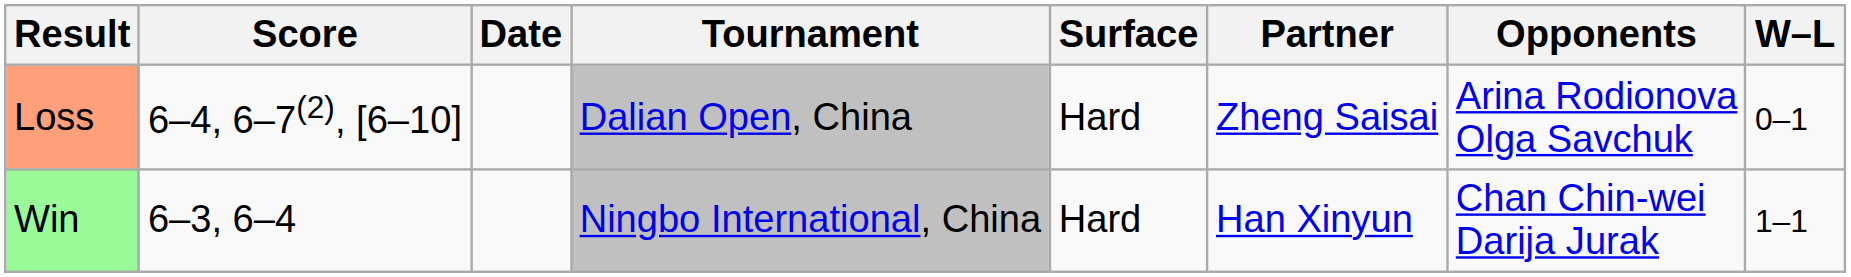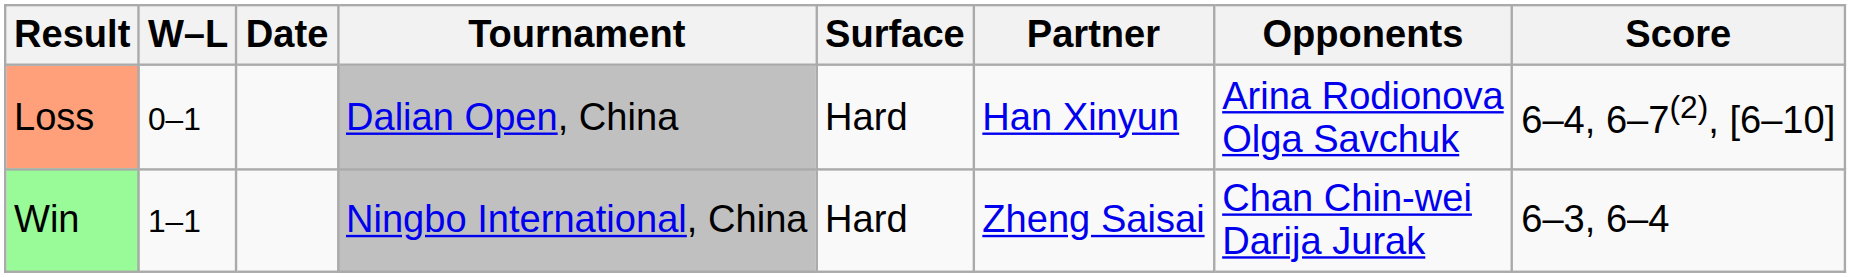columns swapped: (1795, 34) <-> (305, 34)
(1327, 116) Zheng Saisai -> (1081, 116) Han Xinyun
(1314, 219) Han Xinyun -> (1093, 219) Zheng Saisai
